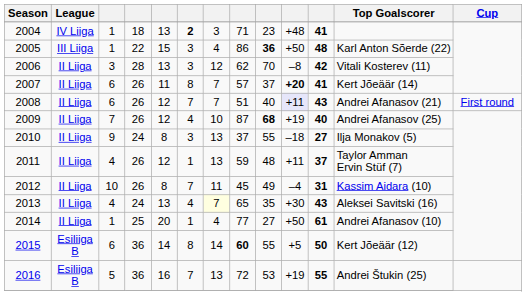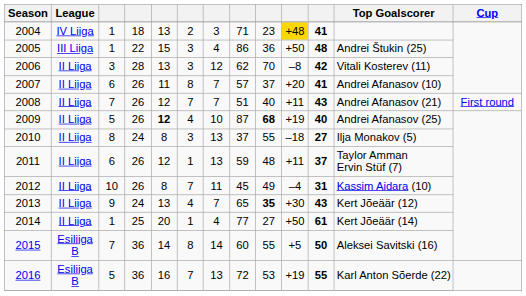(190, 31) bold -> (190, 31) normal
(295, 31) no background -> (295, 31) gold background
(269, 48) bold -> (269, 48) normal
(394, 48) Karl Anton Sõerde (22) -> (382, 48) Andrei Štukin (25)
(295, 84) bold -> (295, 84) normal
(377, 84) Kert Jõeäär (14) -> (389, 84) Andrei Afanasov (10)
(112, 102) 6 -> (112, 102) 7
(295, 102) lavender background -> (295, 102) no background
(112, 119) 7 -> (112, 119) 5
(164, 119) normal -> (164, 119) bold
(112, 137) 9 -> (112, 137) 8
(112, 161) 4 -> (112, 161) 6
(112, 203) 4 -> (112, 203) 9
(216, 203) lightyellow background -> (216, 203) no background
(269, 203) normal -> (269, 203) bold
(387, 203) Aleksei Savitski (16) -> (377, 203) Kert Jõeäär (12)
(389, 221) Andrei Afanasov (10) -> (377, 221) Kert Jõeäär (14)
(112, 245) 6 -> (112, 245) 7
(243, 245) bold -> (243, 245) normal
(377, 245) Kert Jõeäär (12) -> (387, 245) Aleksei Savitski (16)
(382, 275) Andrei Štukin (25) -> (394, 275) Karl Anton Sõerde (22)
